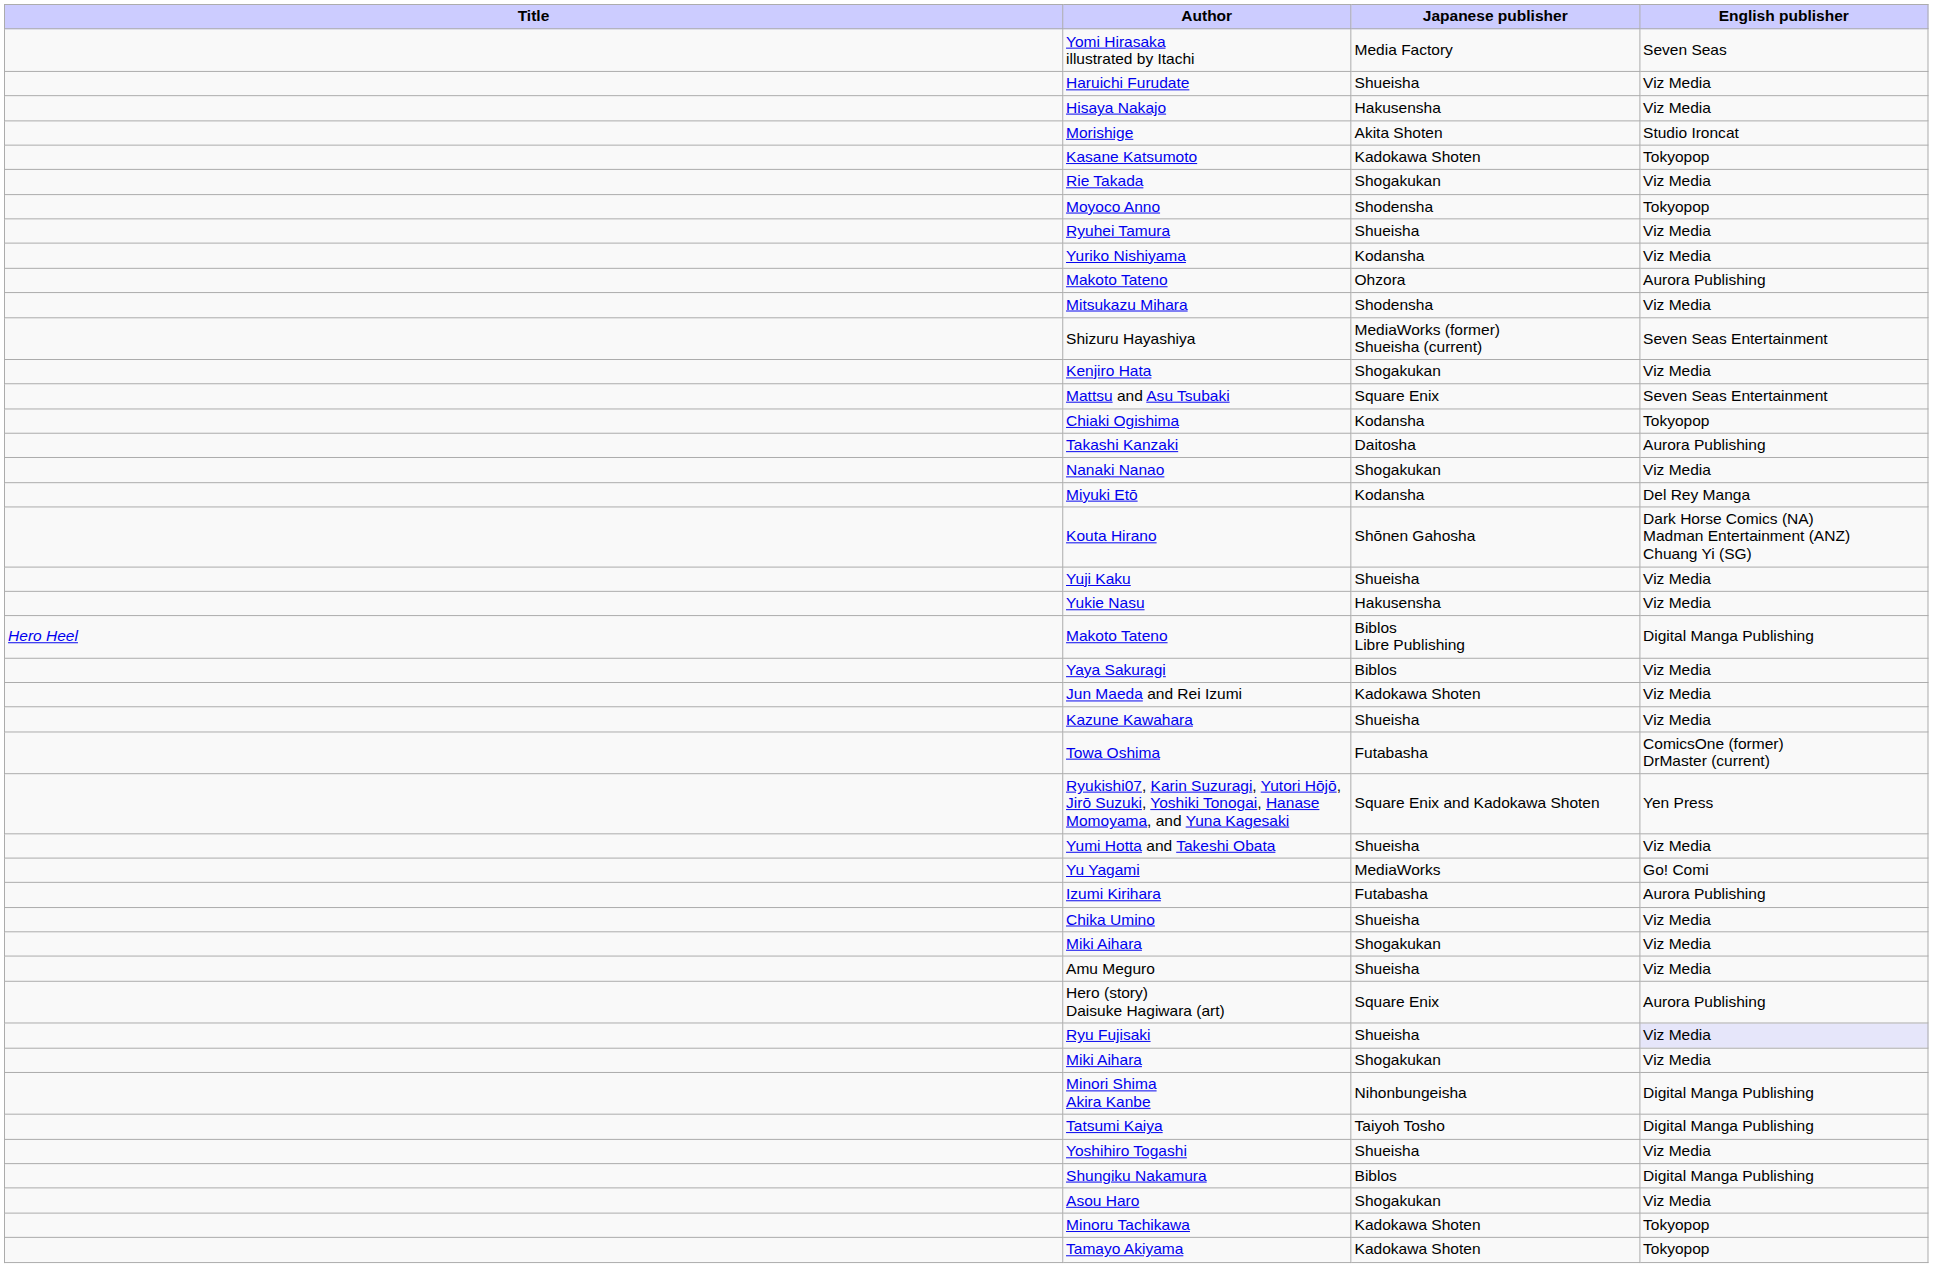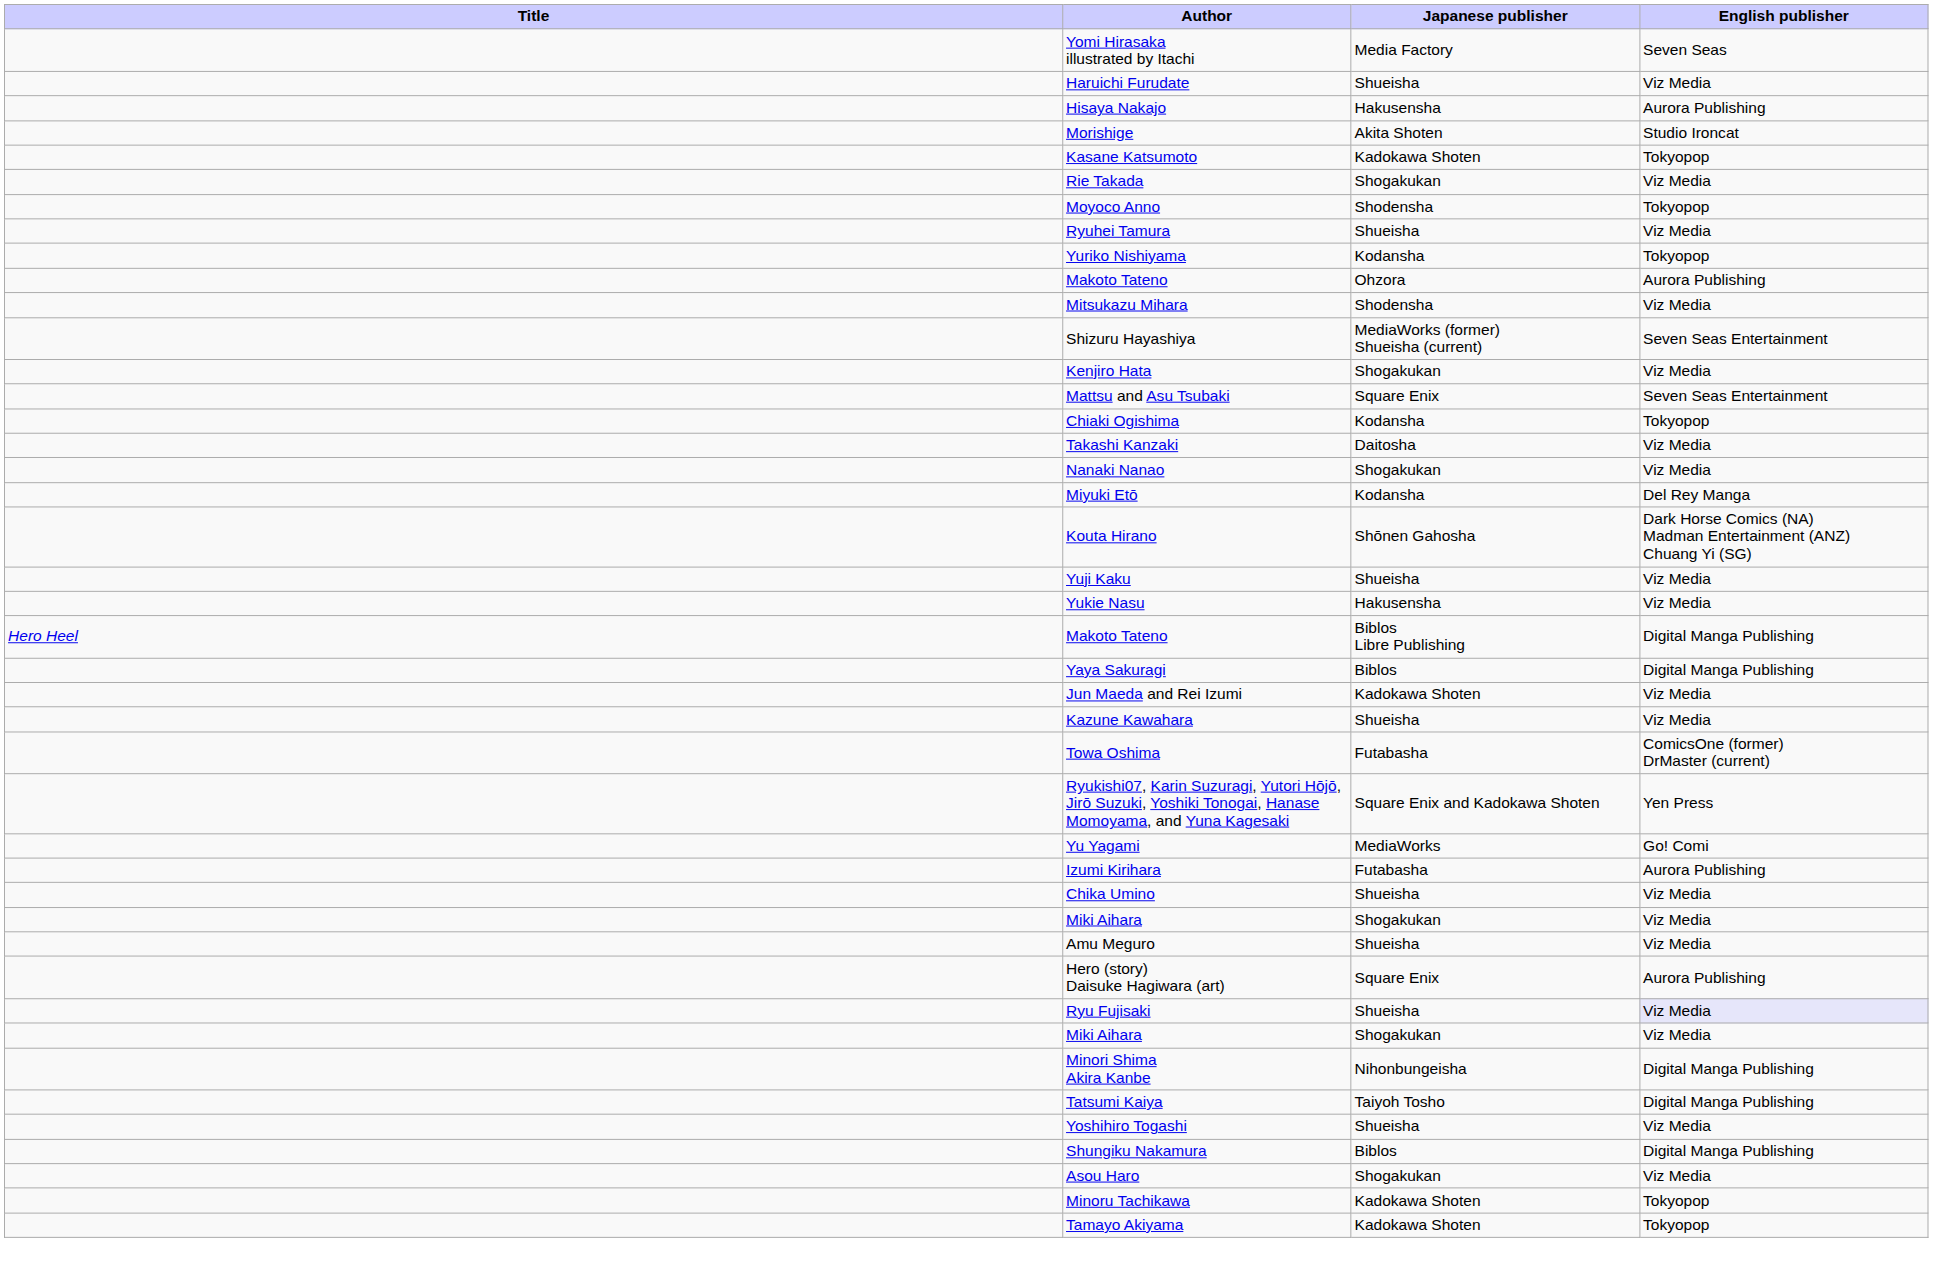(1677, 108) Viz Media -> (1704, 108) Aurora Publishing
(1677, 255) Viz Media -> (1676, 255) Tokyopop
(1704, 445) Aurora Publishing -> (1677, 445) Viz Media
(1677, 670) Viz Media -> (1728, 670) Digital Manga Publishing
- row: (1171, 845)
